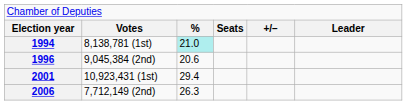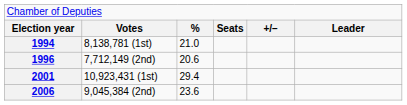(189, 44) paleturquoise background -> (189, 44) no background
(120, 60) 9,045,384 (2nd) -> (120, 60) 7,712,149 (2nd)
(120, 92) 7,712,149 (2nd) -> (120, 92) 9,045,384 (2nd)
(189, 92) 26.3 -> (189, 92) 23.6
